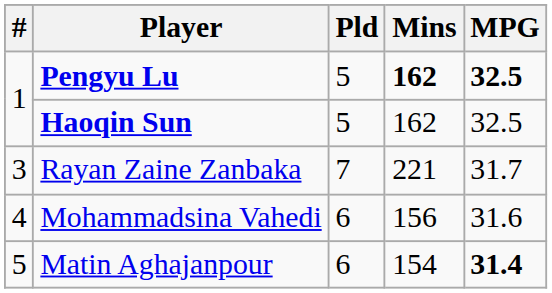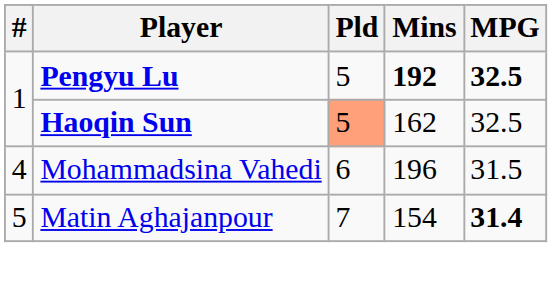(414, 75) 162 -> (414, 75) 192
(343, 122) no background -> (343, 122) lightsalmon background
- row: (171, 169)
(414, 216) 156 -> (414, 169) 196
(496, 216) 31.6 -> (496, 169) 31.5
(343, 264) 6 -> (343, 216) 7
